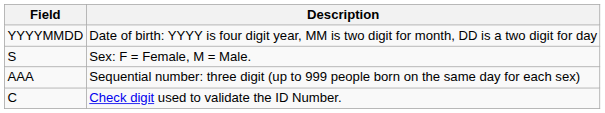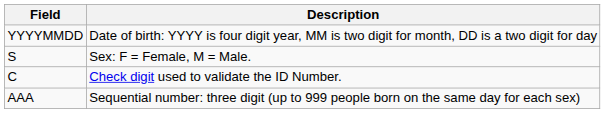rows swapped: (21, 77) <-> (12, 98)
